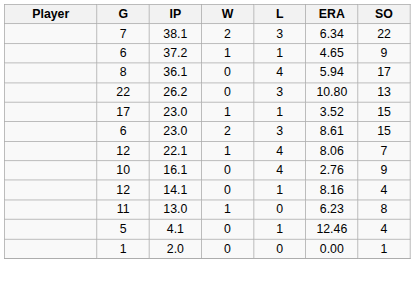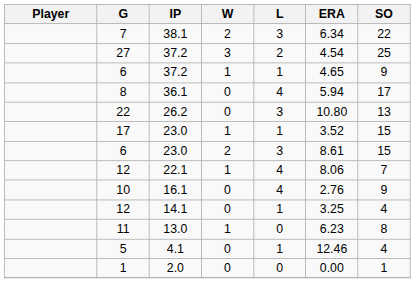+ row: (123, 53)
(332, 190) 8.16 -> (332, 209) 3.25
